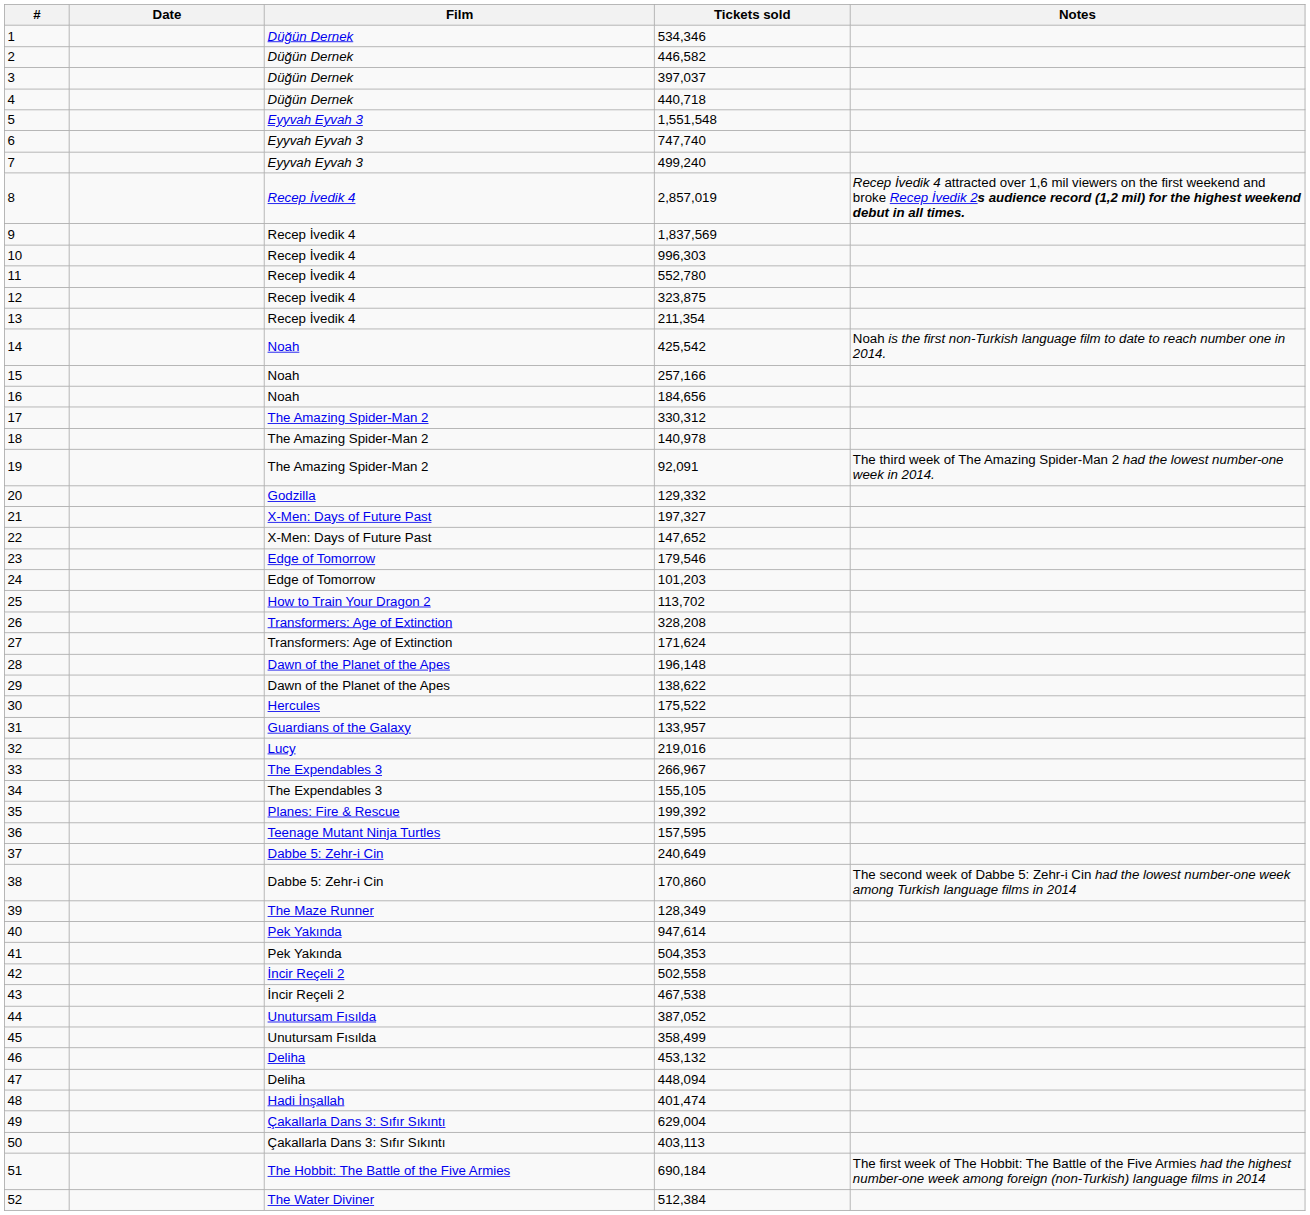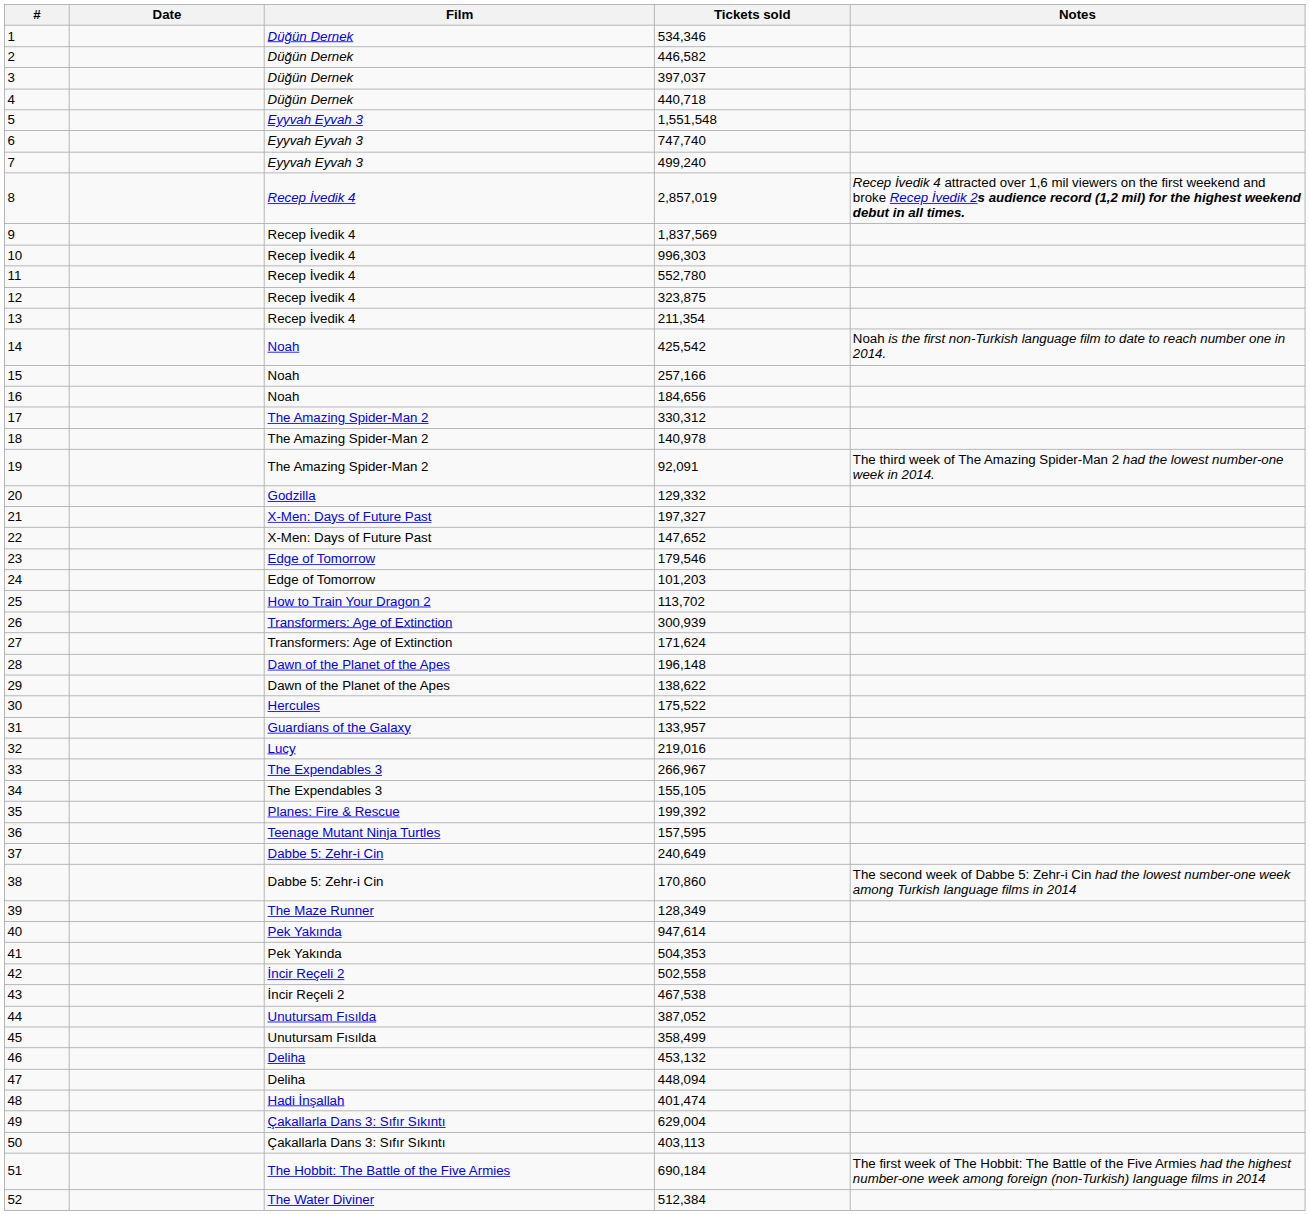(682, 622) 328,208 -> (682, 622) 300,939
